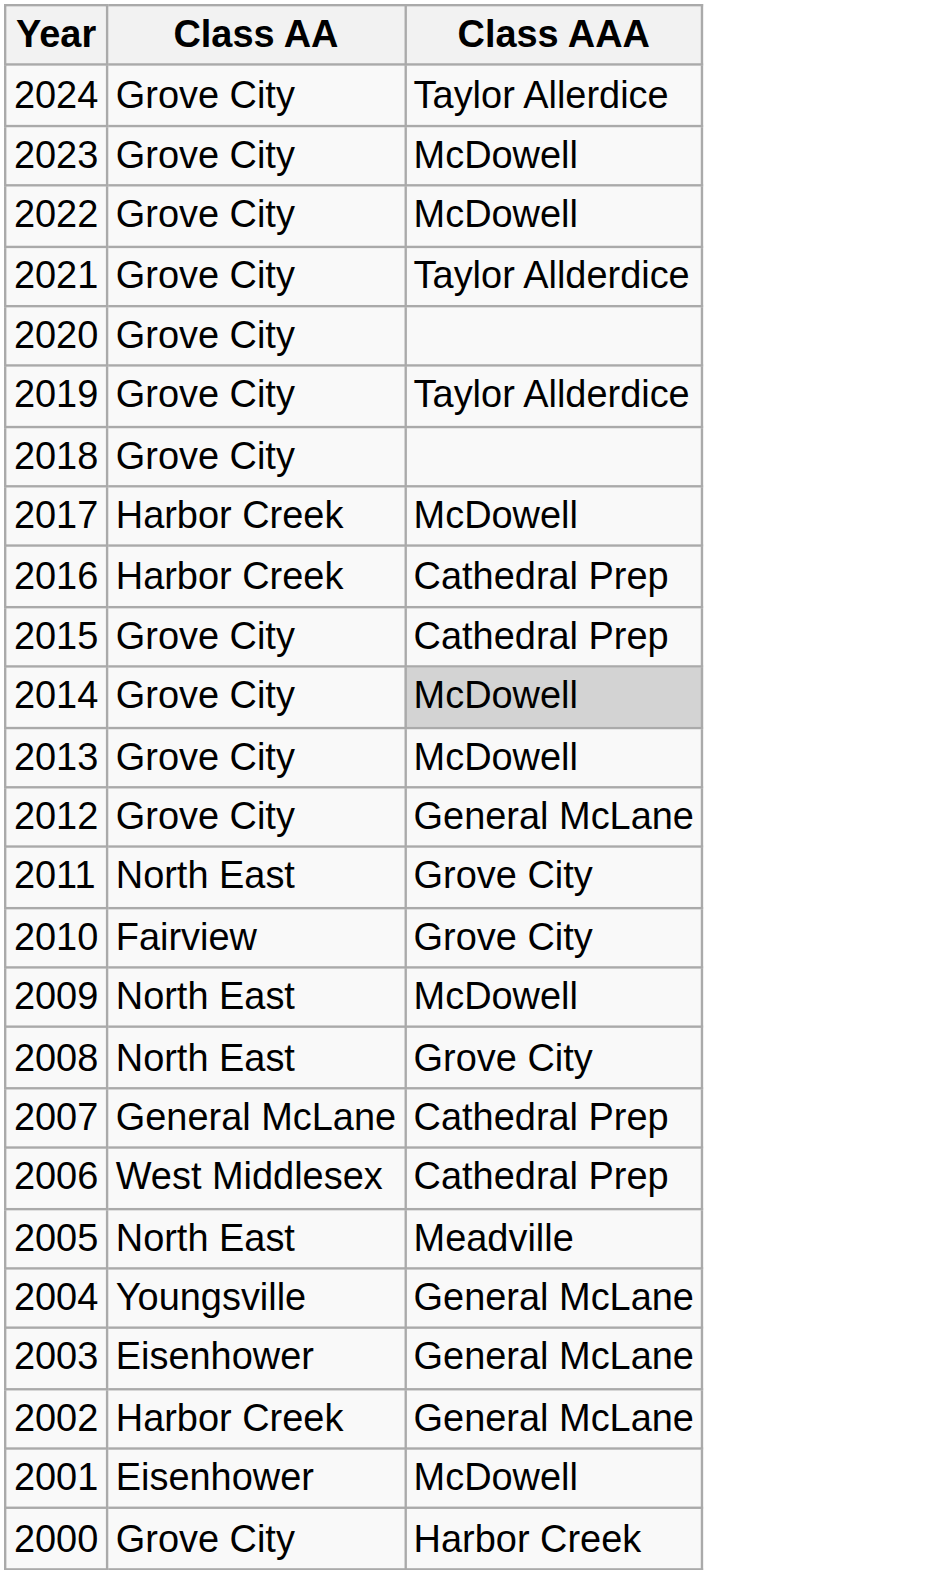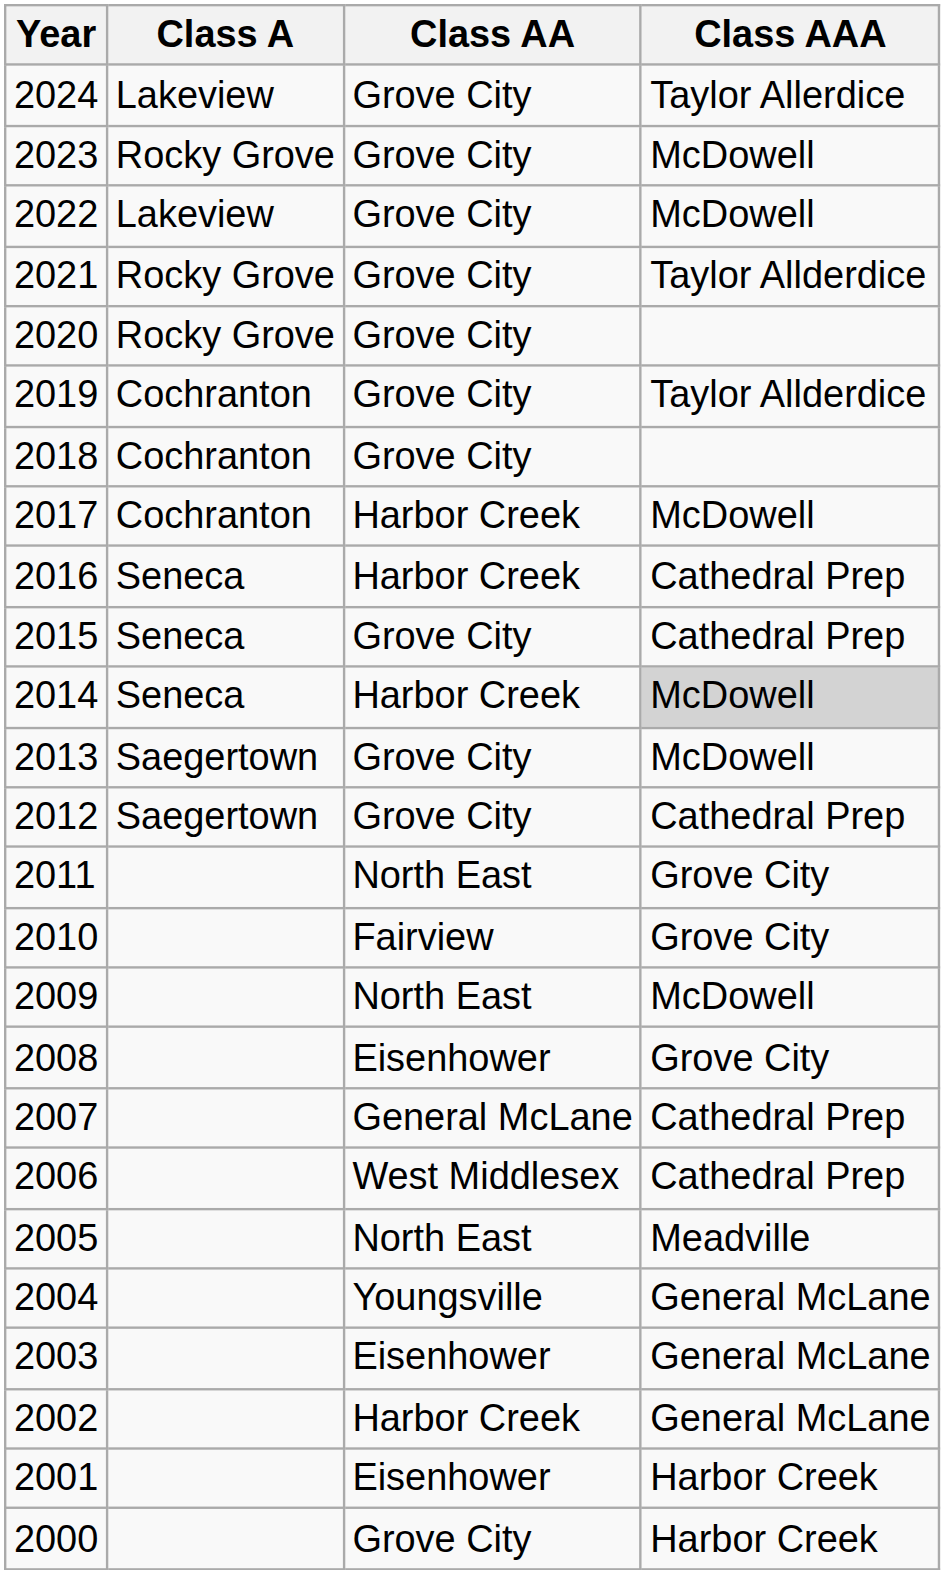+ column: (225, 34)
(205, 696) Grove City -> (466, 696) Harbor Creek
(554, 816) General McLane -> (778, 816) Cathedral Prep
(205, 1056) North East -> (451, 1056) Eisenhower
(496, 1477) McDowell -> (764, 1477) Harbor Creek
